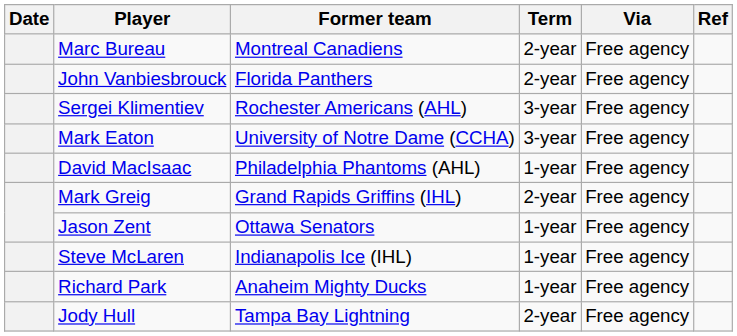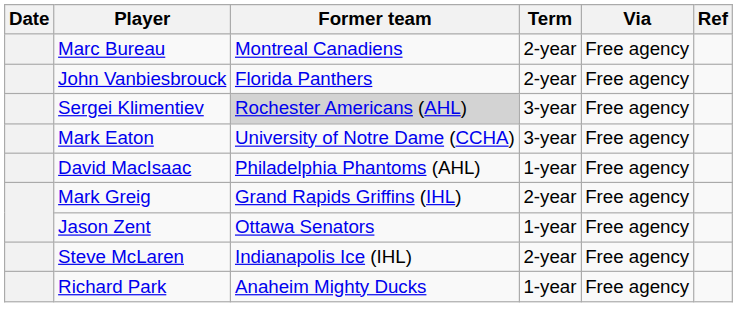(351, 108) no background -> (351, 108) lightgrey background
(550, 256) 1-year -> (550, 256) 2-year
- row: (97, 316)
